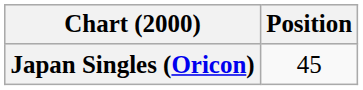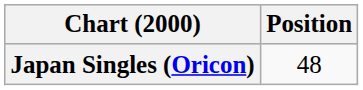(309, 63) 45 -> (309, 63) 48
